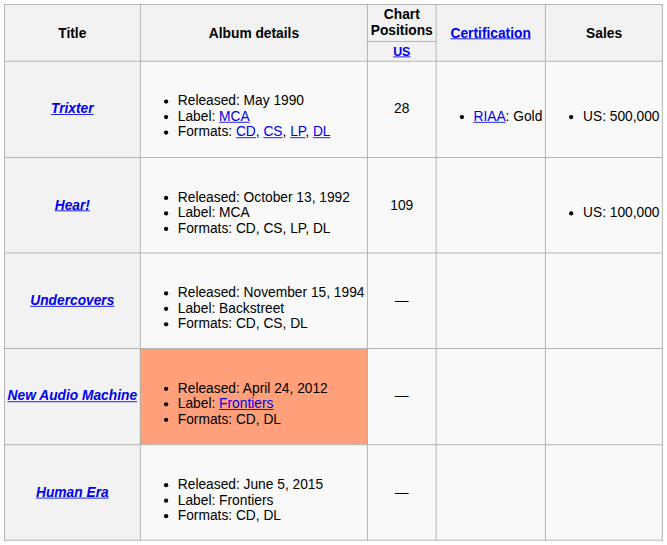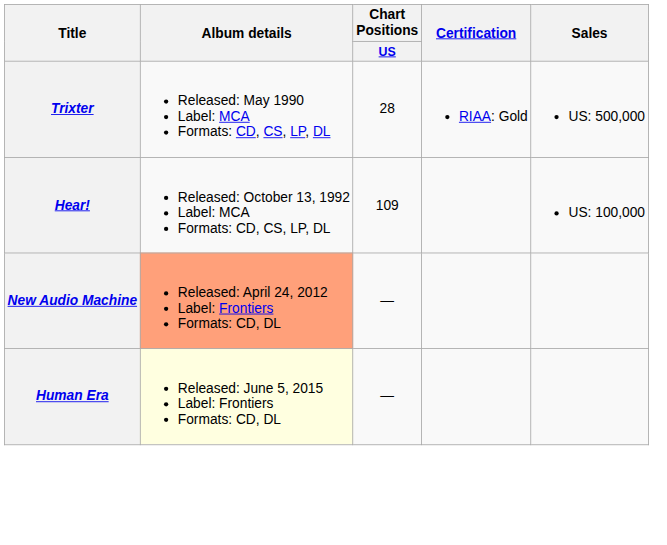- row: (72, 300)
(254, 500) no background -> (247, 404) lightyellow background
